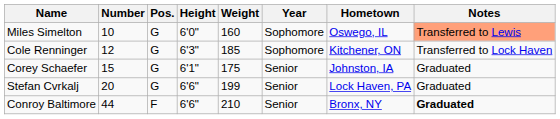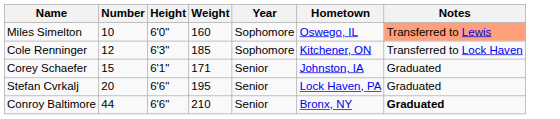- column: (162, 13)
(231, 68) 175 -> (201, 68) 171
(231, 86) 199 -> (201, 86) 195
